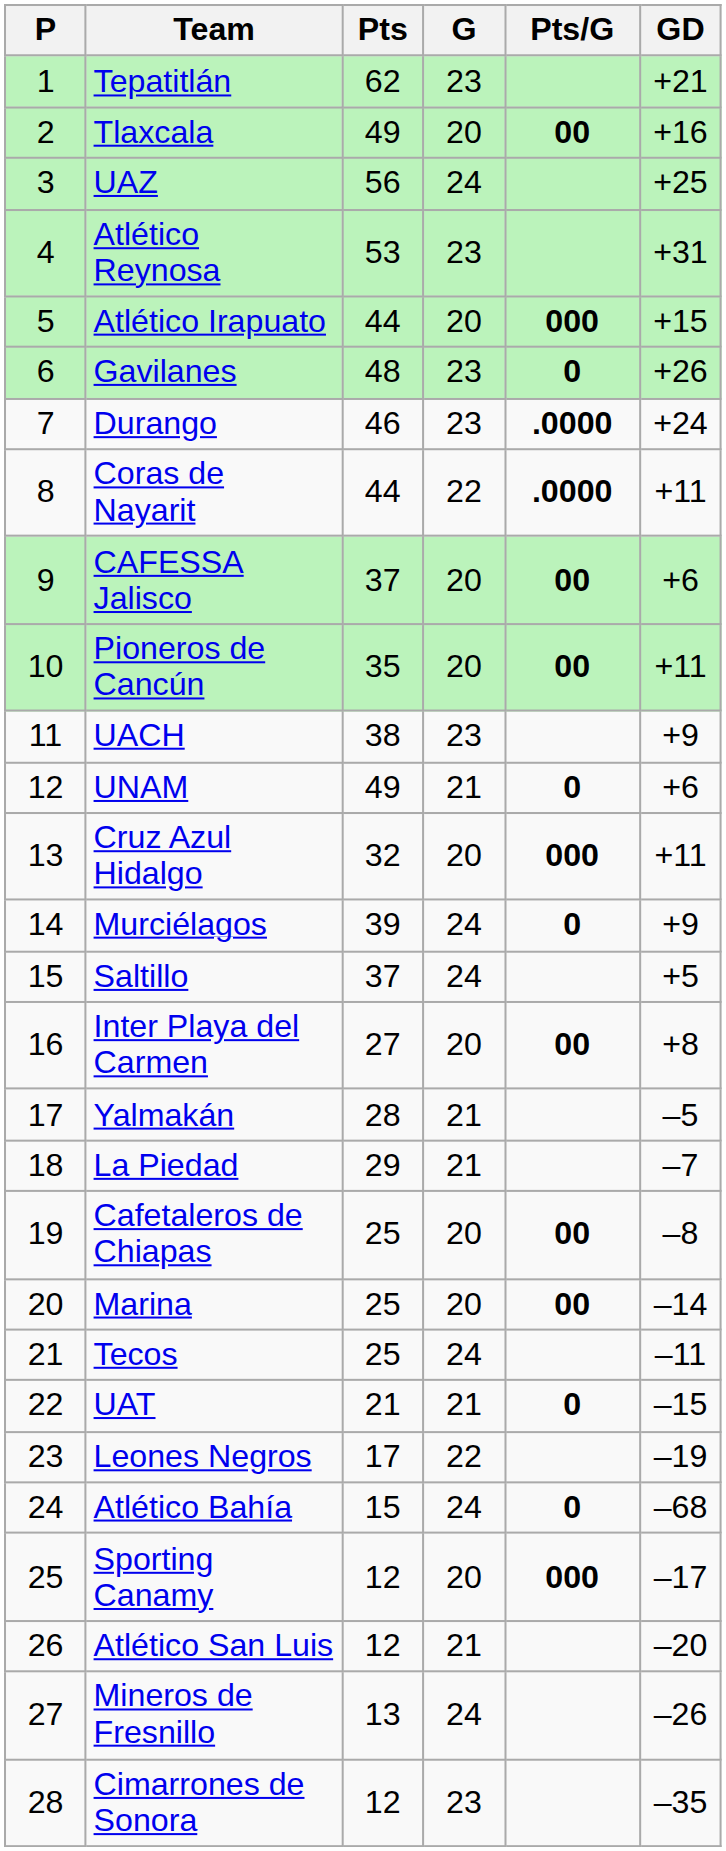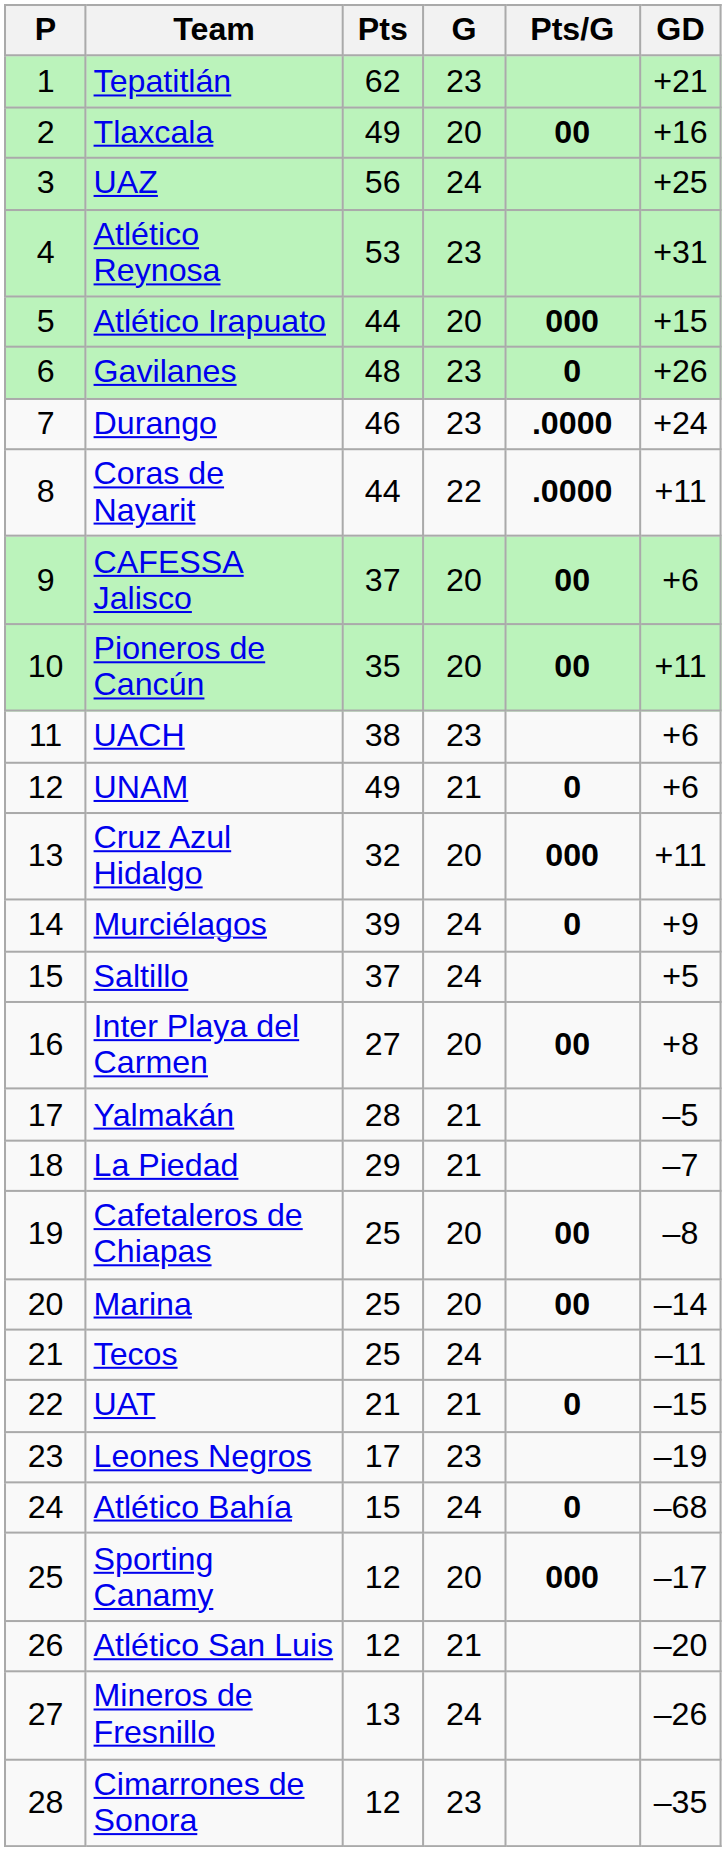(680, 735) +9 -> (680, 735) +6
(464, 1456) 22 -> (464, 1456) 23
